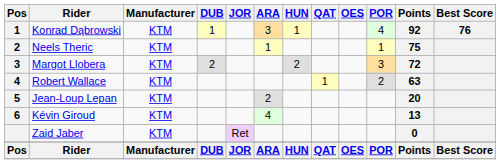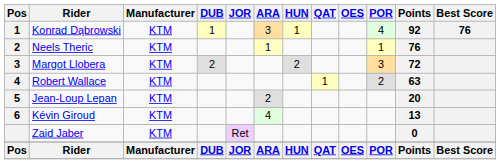(415, 47) 75 -> (415, 47) 76
